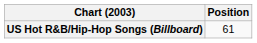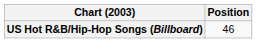(228, 29) 61 -> (228, 29) 46
